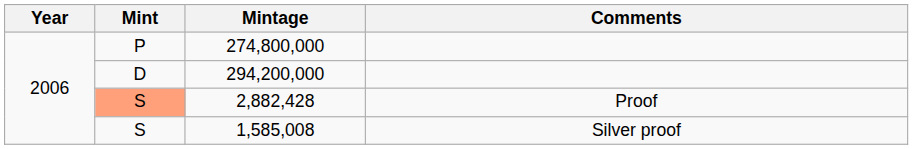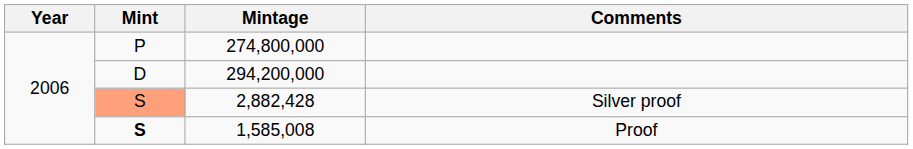(636, 102) Proof -> (636, 102) Silver proof
(140, 130) normal -> (140, 130) bold
(636, 130) Silver proof -> (636, 130) Proof
